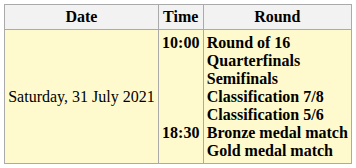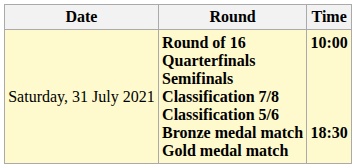columns swapped: (181, 17) <-> (277, 17)
